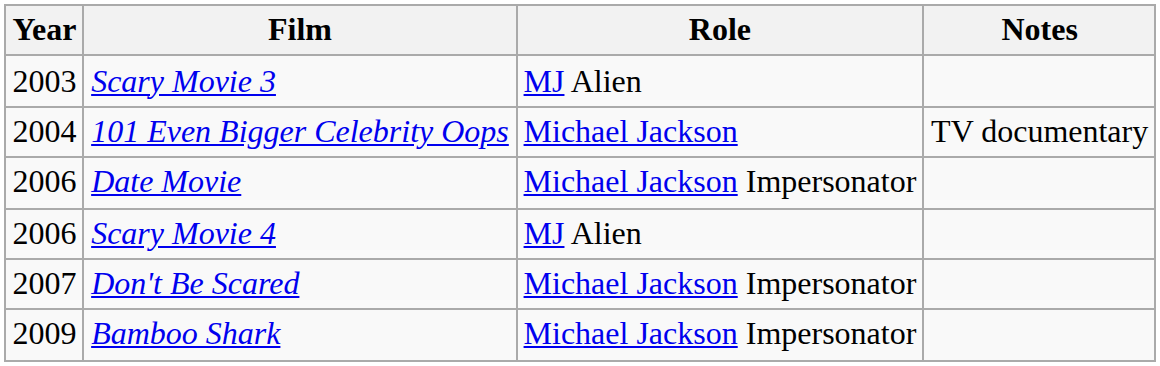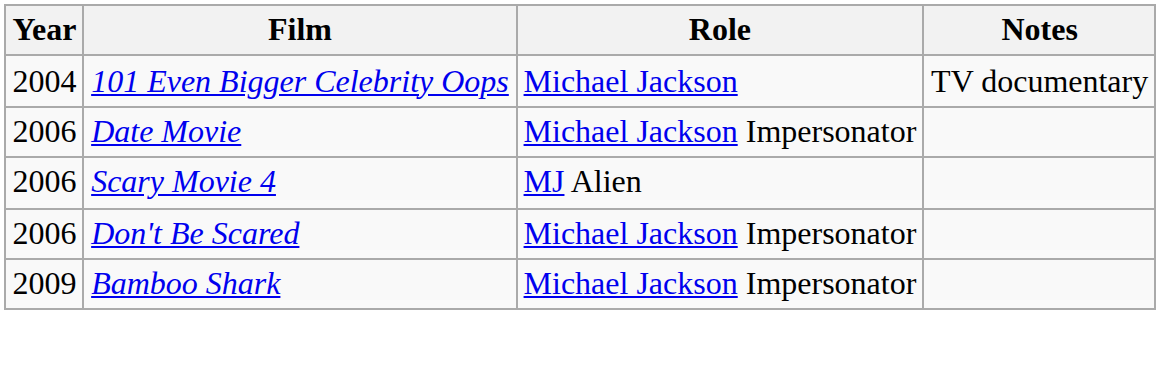- row: (184, 80)
(44, 283) 2007 -> (44, 232) 2006
